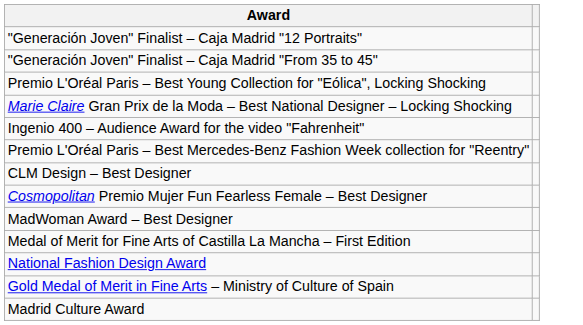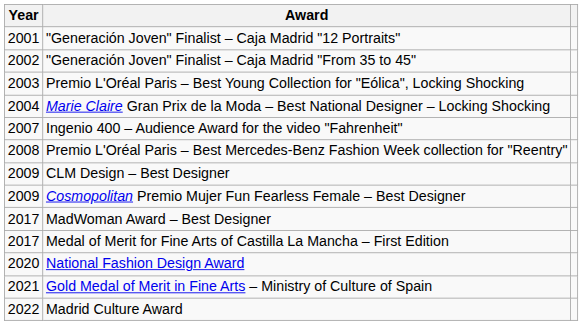+ column: (24, 15)
